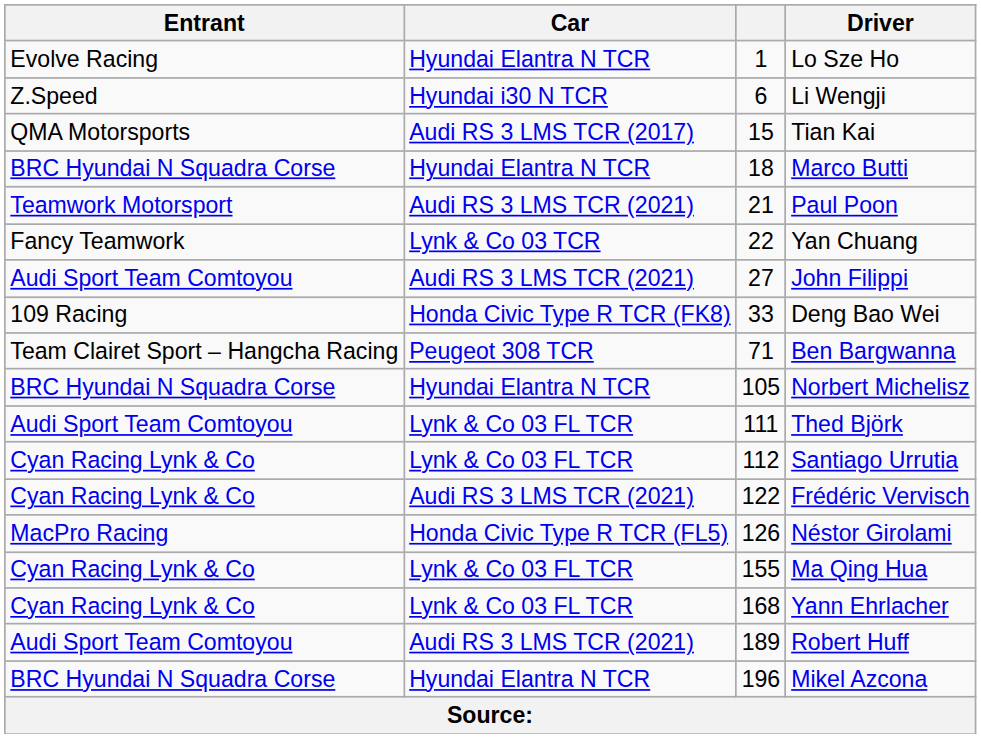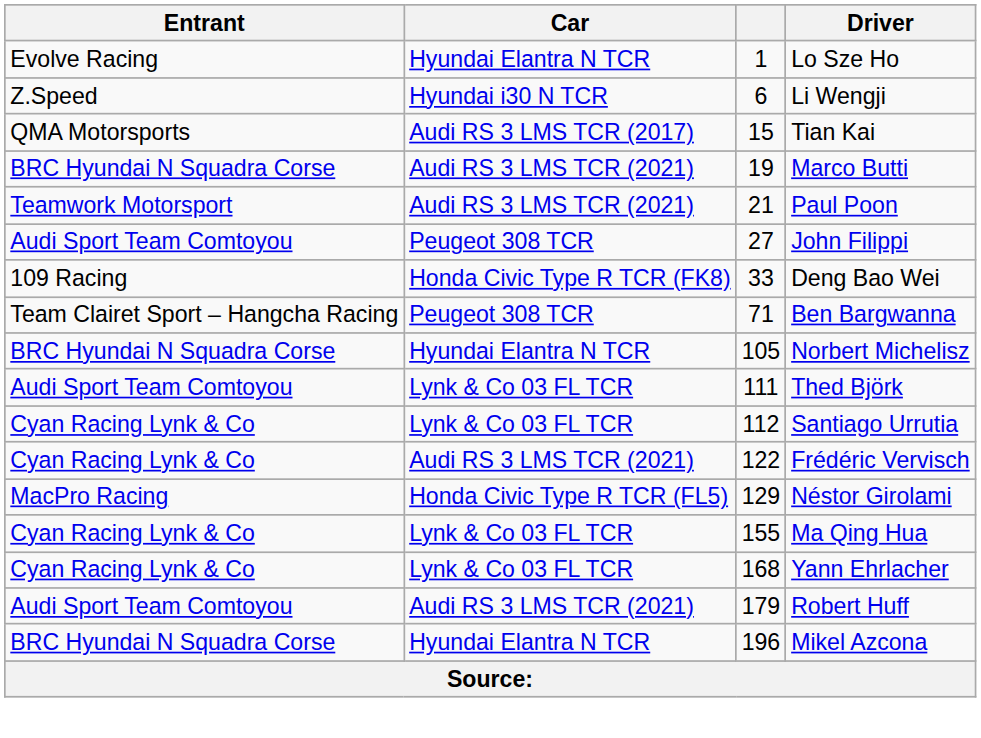(530, 168) Hyundai Elantra N TCR -> (552, 168) Audi RS 3 LMS TCR (2021)
(761, 168) 18 -> (761, 168) 19
- row: (855, 241)
(552, 278) Audi RS 3 LMS TCR (2021) -> (501, 241) Peugeot 308 TCR
(761, 533) 126 -> (761, 496) 129
(761, 642) 189 -> (761, 606) 179
